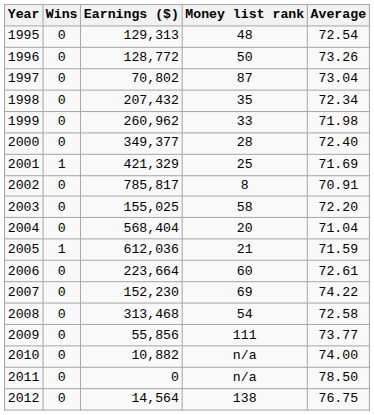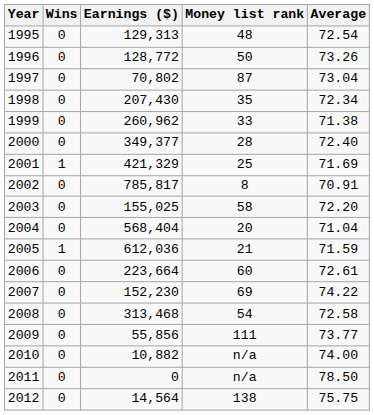(151, 101) 207,432 -> (151, 101) 207,430
(338, 122) 71.98 -> (338, 122) 71.38
(338, 400) 76.75 -> (338, 400) 75.75
